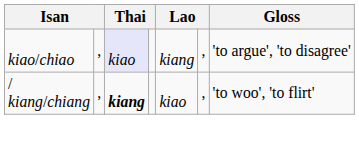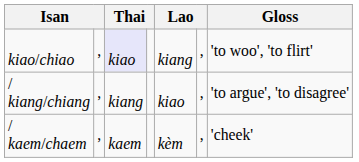(282, 50) 'to argue', 'to disagree' -> (262, 50) 'to woo', 'to flirt'
(127, 101) bold -> (126, 101) normal
(264, 93) 'to woo', 'to flirt' -> (280, 93) 'to argue', 'to disagree'
+ row: (47, 135)
